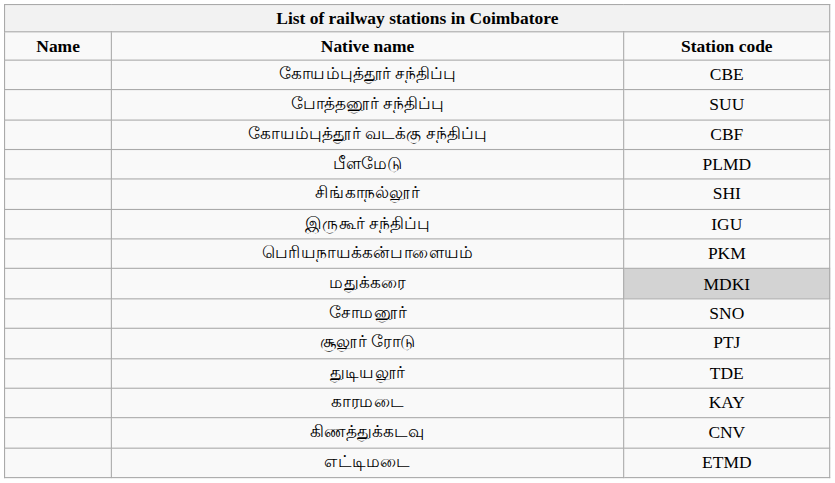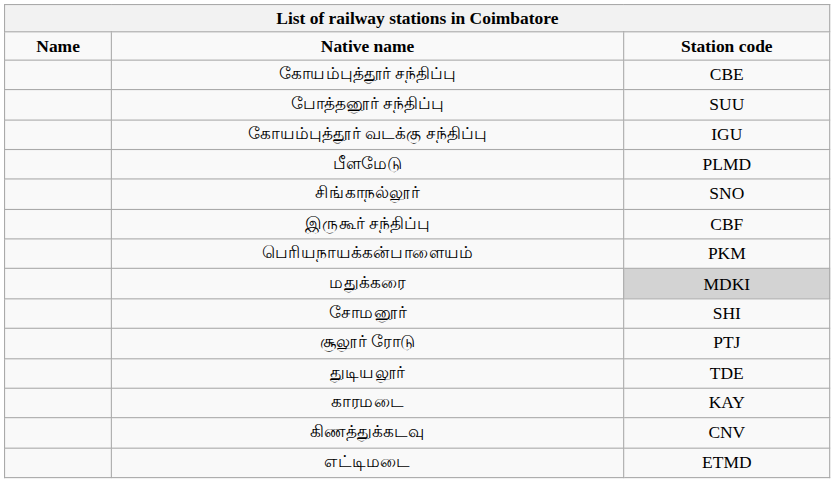(727, 134) CBF -> (727, 134) IGU
(727, 194) SHI -> (727, 194) SNO
(727, 223) IGU -> (727, 223) CBF
(727, 313) SNO -> (727, 313) SHI
